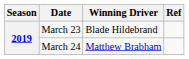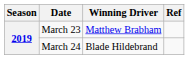(121, 29) Blade Hildebrand -> (123, 29) Matthew Brabham
(123, 46) Matthew Brabham -> (121, 46) Blade Hildebrand
